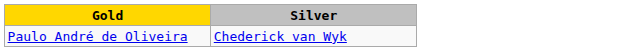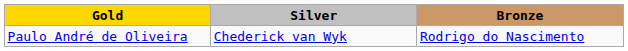+ column: (520, 15)
